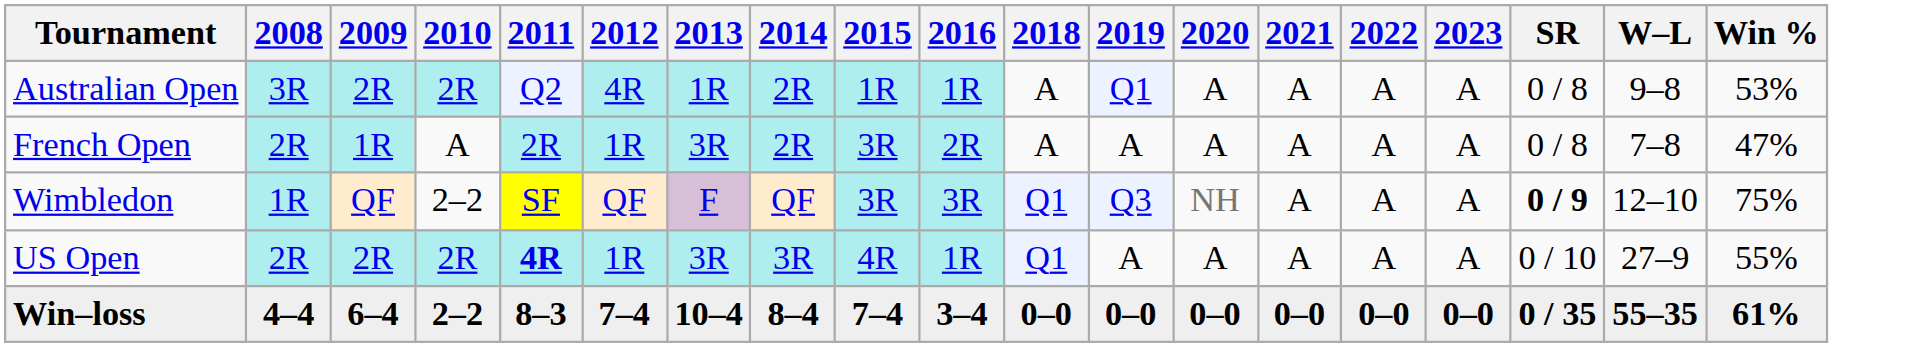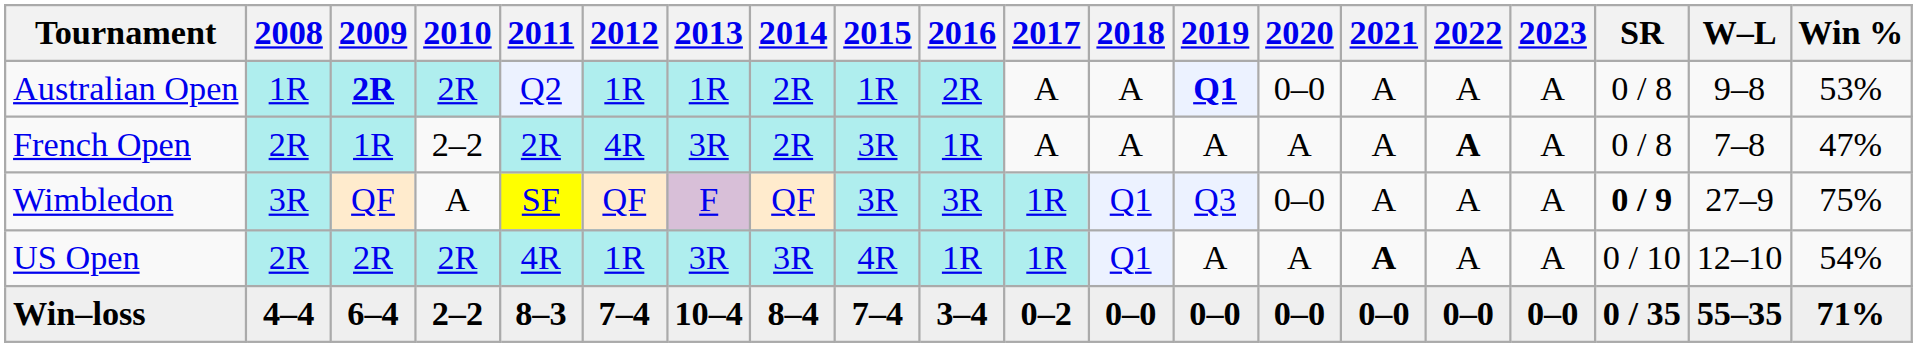+ column: (1046, 32)
(289, 88) 3R -> (289, 88) 1R
(373, 88) normal -> (373, 88) bold
(624, 88) 4R -> (624, 88) 1R
(962, 88) 1R -> (962, 88) 2R
(1131, 88) normal -> (1215, 88) bold
(1215, 88) A -> (1299, 88) 0–0
(457, 144) A -> (457, 144) 2–2
(624, 144) 1R -> (624, 144) 4R
(962, 144) 2R -> (962, 144) 1R
(1384, 144) normal -> (1468, 144) bold
(289, 200) 1R -> (289, 200) 3R
(457, 200) 2–2 -> (457, 200) A
(1215, 200) NH -> (1299, 200) 0–0
(1655, 200) 12–10 -> (1740, 200) 27–9
(541, 256) bold -> (541, 256) normal
(1299, 256) normal -> (1384, 256) bold
(1655, 256) 27–9 -> (1740, 256) 12–10
(1766, 256) 55% -> (1851, 256) 54%
(1766, 313) 61% -> (1851, 313) 71%
